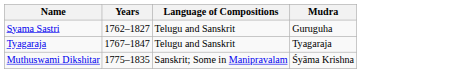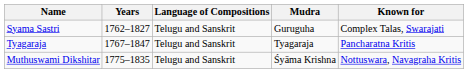+ column: (401, 12)
(221, 60) Sanskrit; Some in Manipravalam -> (195, 60) Telugu and Sanskrit
